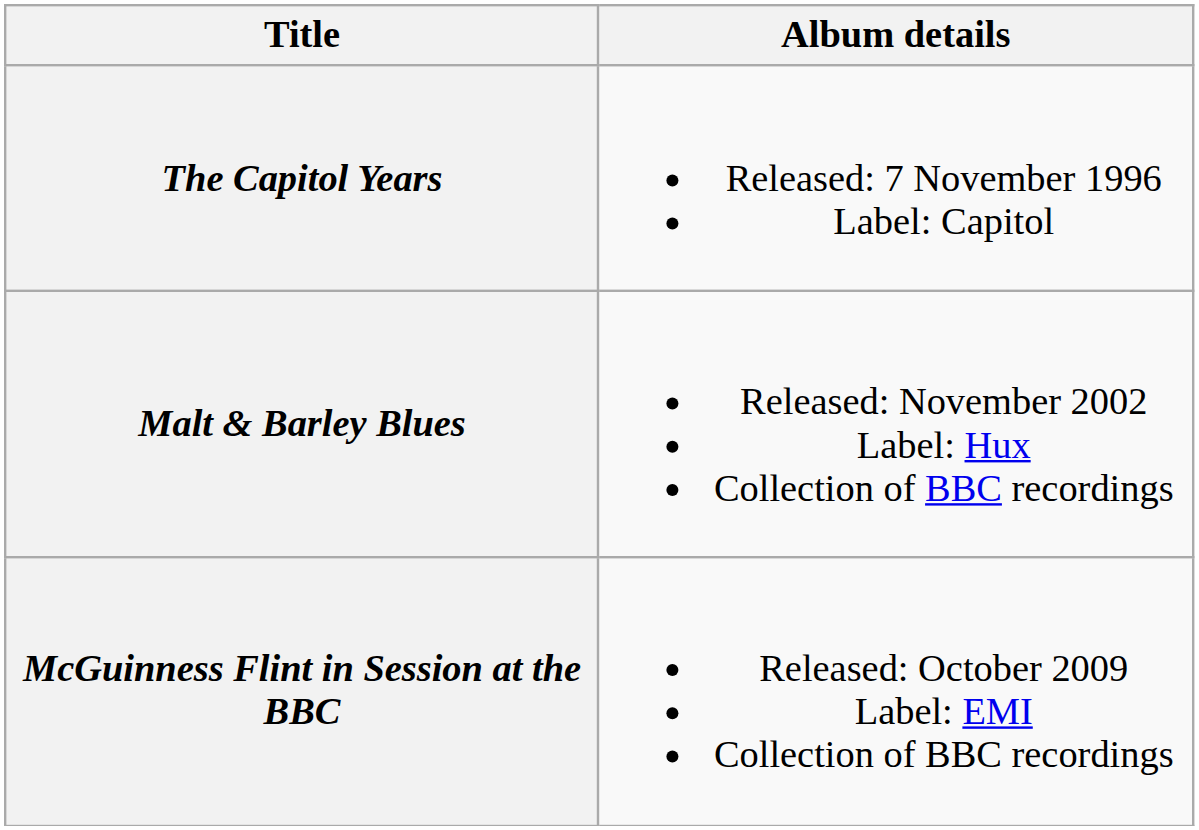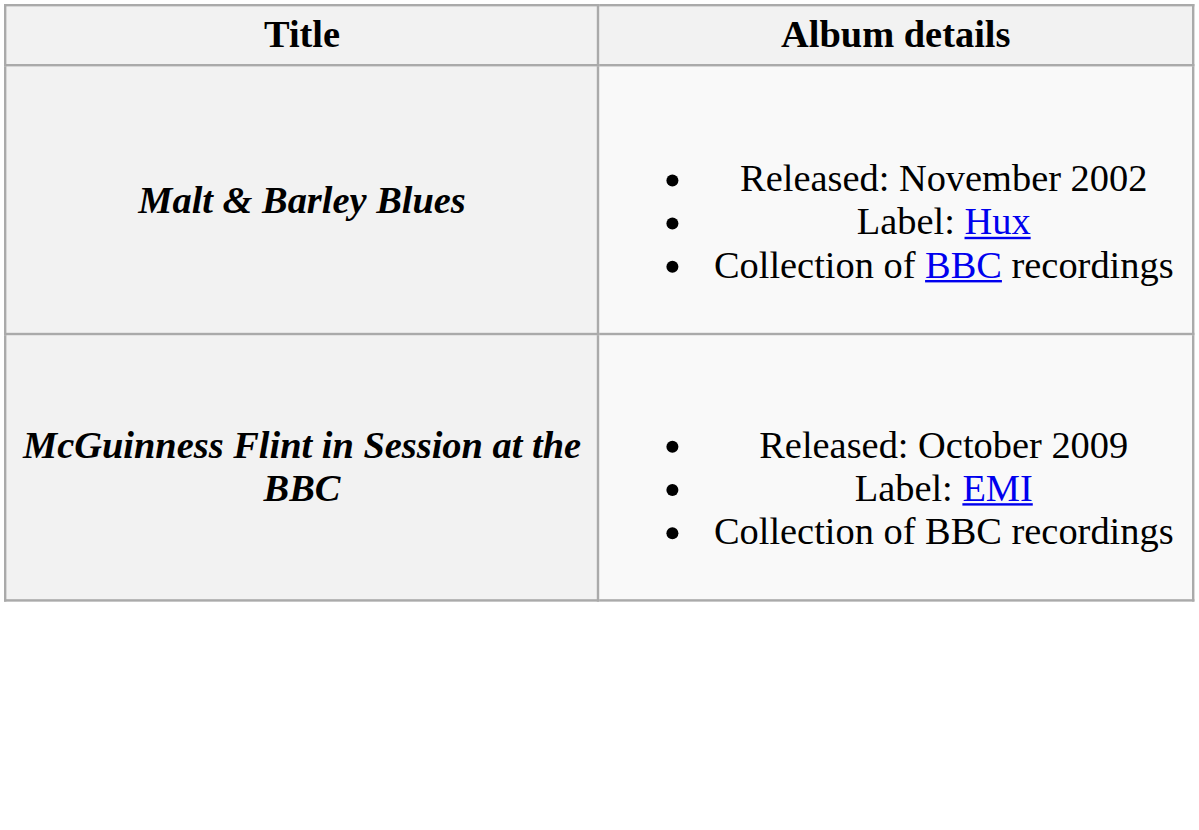- row: (302, 177)
